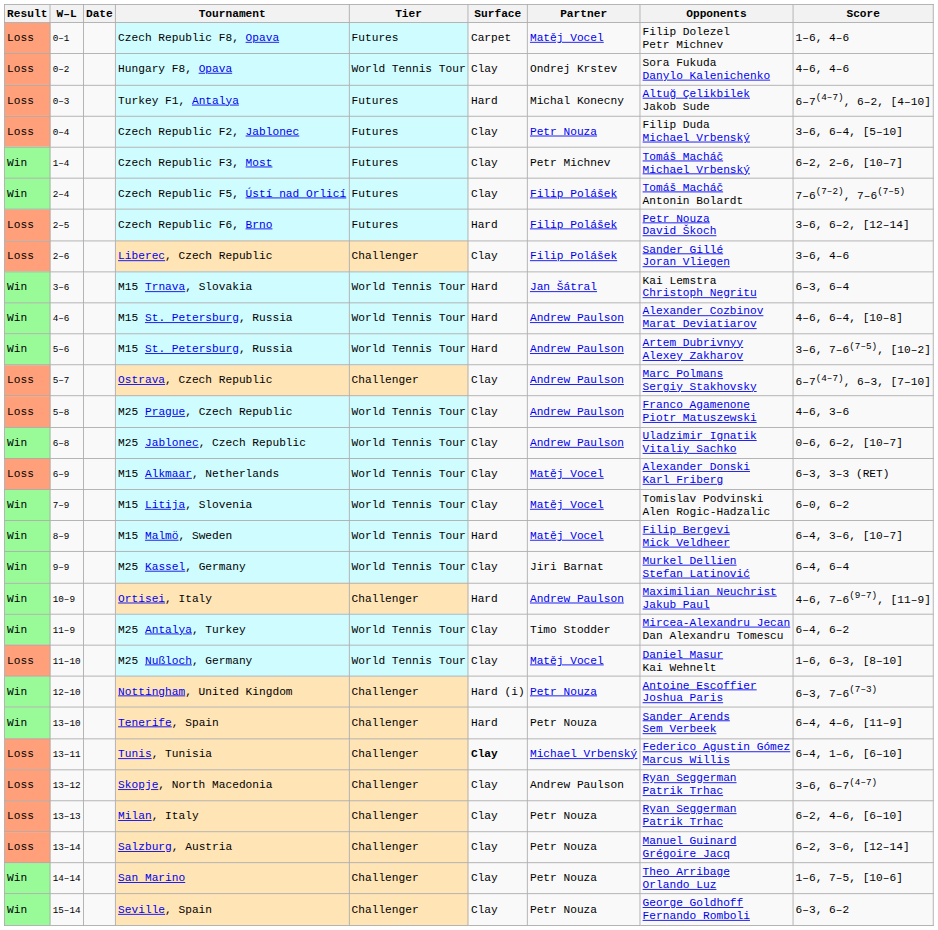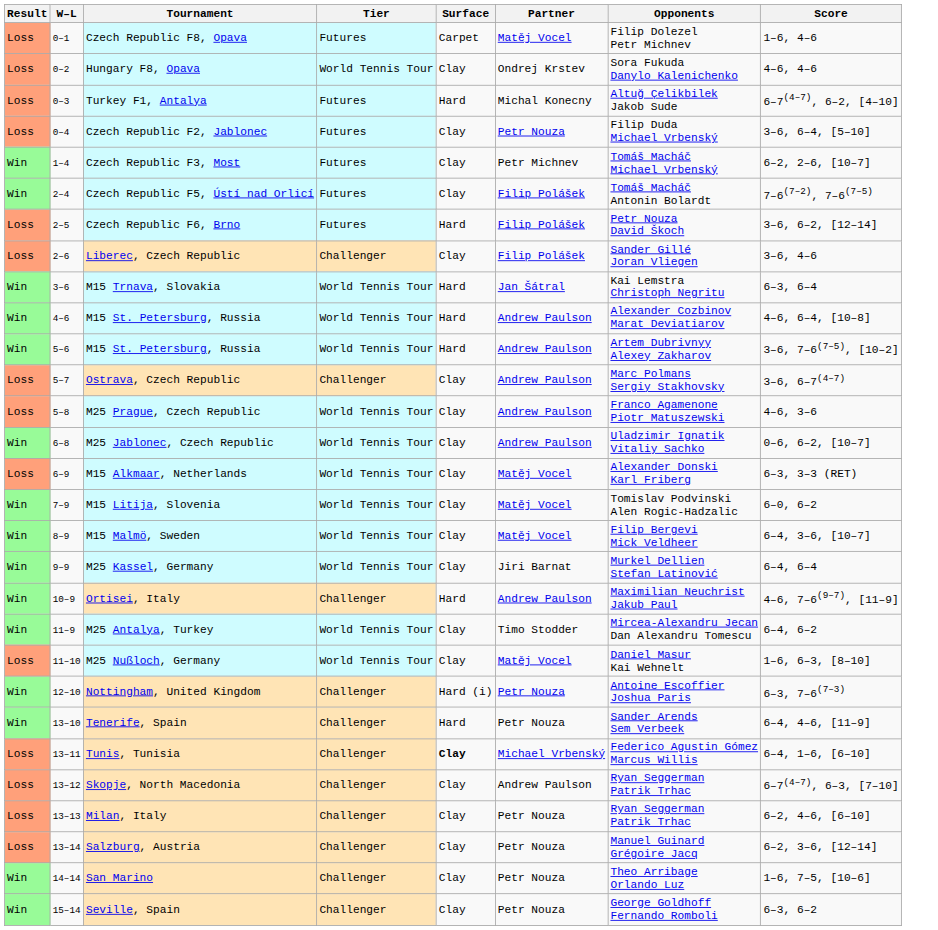- column: (99, 14)
(863, 381) 6–7(4–7), 6–3, [7–10] -> (804, 381) 3–6, 6–7(4–7)
(484, 536) Hard -> (452, 536) Clay
(836, 785) 3–6, 6–7(4–7) -> (831, 785) 6–7(4–7), 6–3, [7–10]
